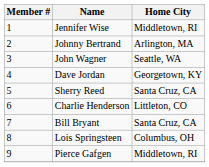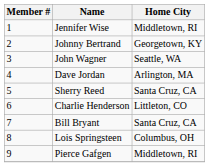(164, 43) Arlington, MA -> (168, 43) Georgetown, KY
(168, 75) Georgetown, KY -> (164, 75) Arlington, MA
